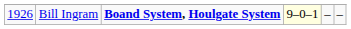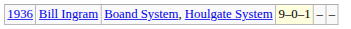(20, 14) 1926 -> (20, 14) 1936
(192, 14) bold -> (188, 14) normal
